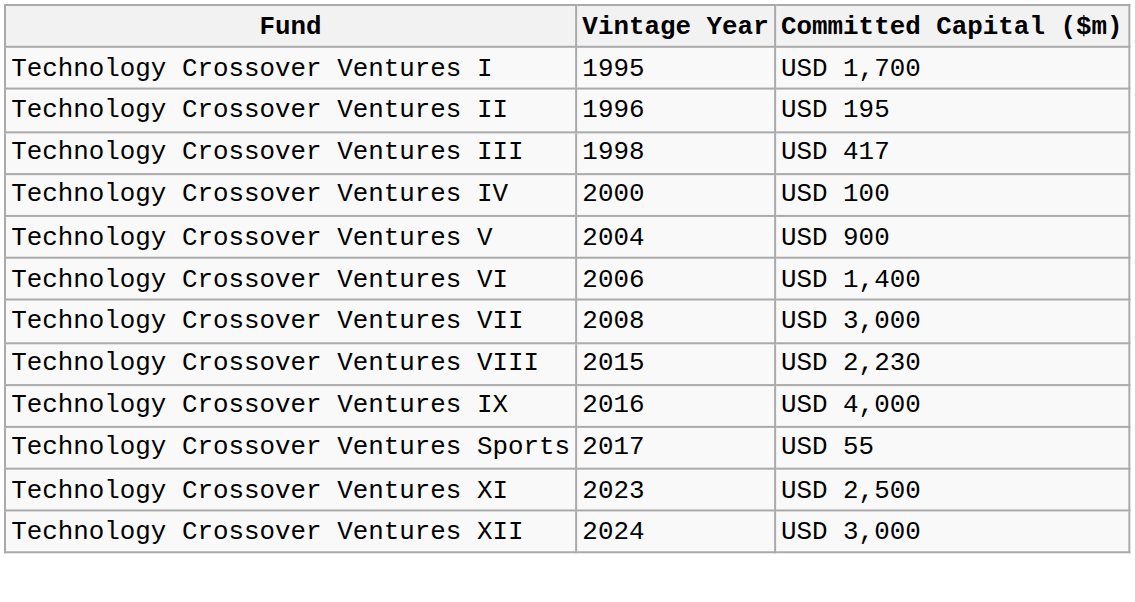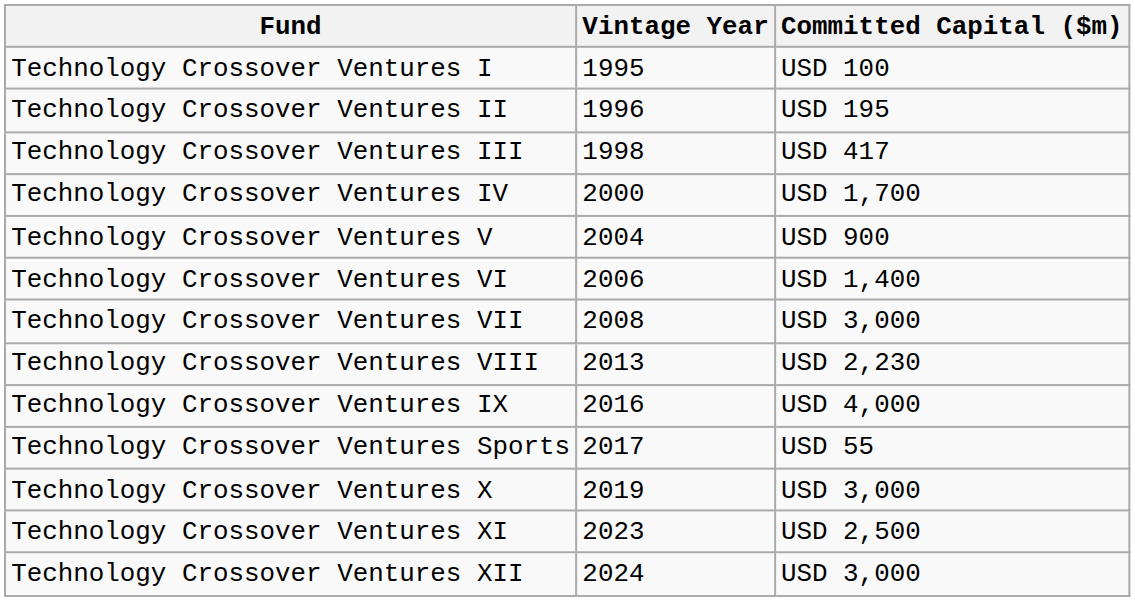(851, 68) USD 1,700 -> (835, 68) USD 100
(835, 195) USD 100 -> (851, 195) USD 1,700
(613, 363) 2015 -> (613, 363) 2013
+ row: (252, 490)
